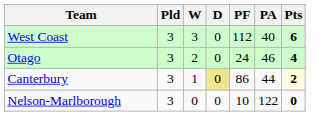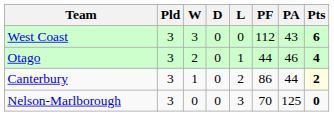+ column: (241, 15)
(268, 36) 40 -> (291, 36) 43
(242, 57) 24 -> (265, 57) 44
(218, 79) khaki background -> (218, 79) no background
(242, 100) 10 -> (265, 100) 70
(268, 100) 122 -> (291, 100) 125
